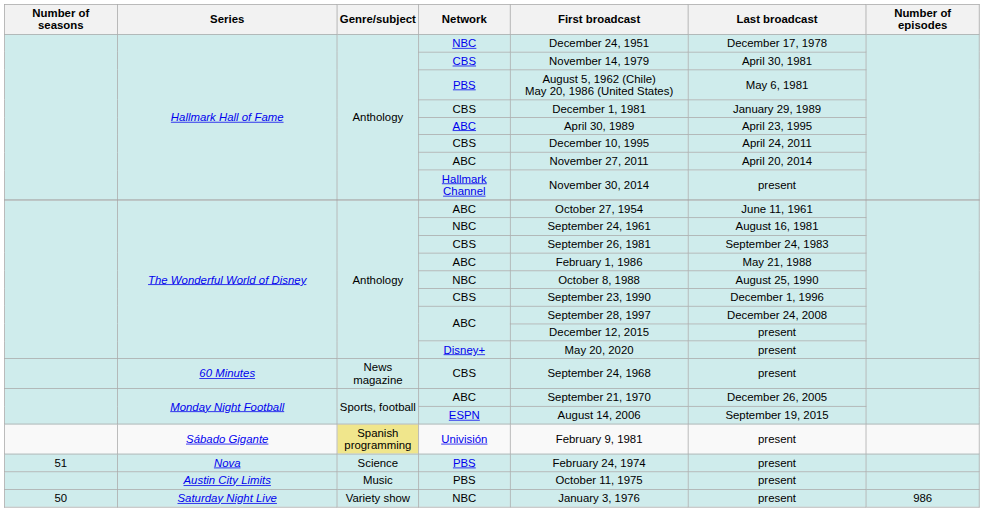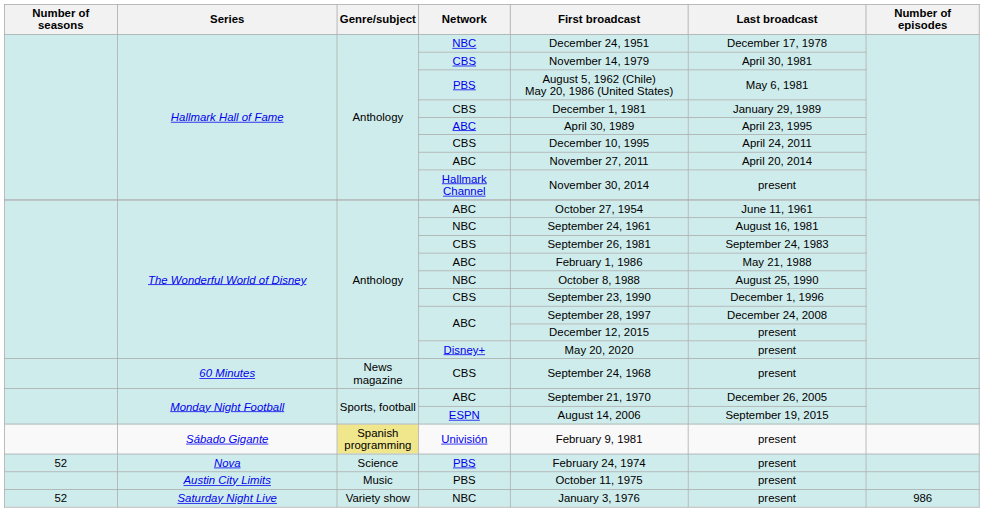(61, 463) 51 -> (61, 463) 52
(61, 498) 50 -> (61, 498) 52
